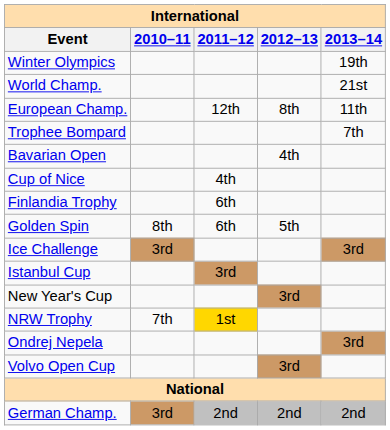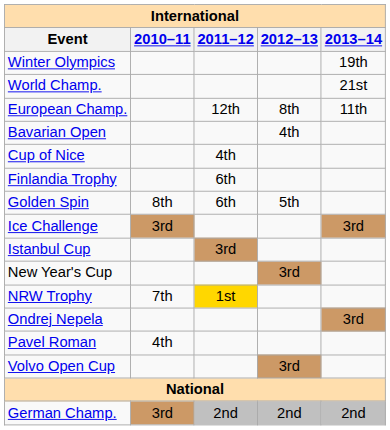- row: (67, 132)
+ row: (52, 343)
